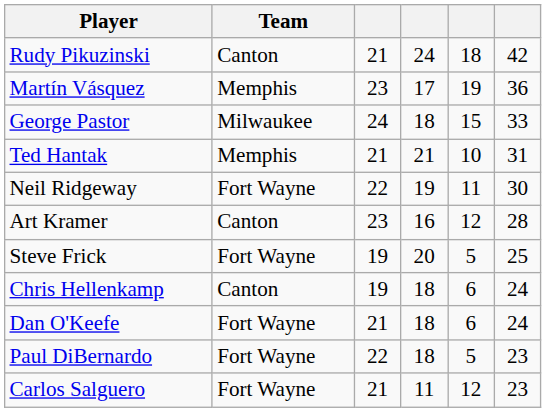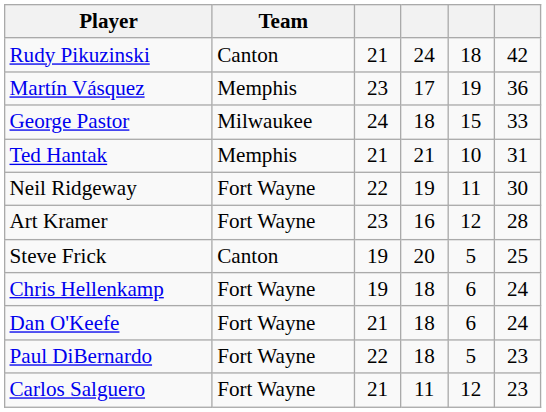(248, 222) Canton -> (266, 222) Fort Wayne
(266, 255) Fort Wayne -> (248, 255) Canton
(248, 289) Canton -> (266, 289) Fort Wayne
